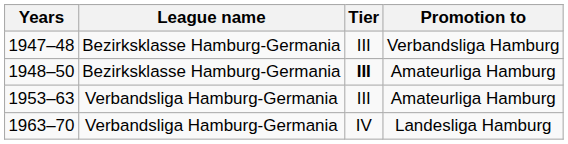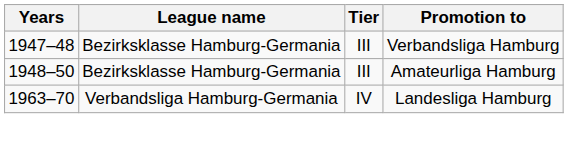(364, 71) bold -> (364, 71) normal
- row: (41, 98)
